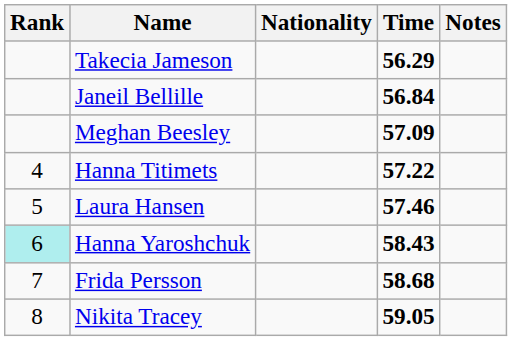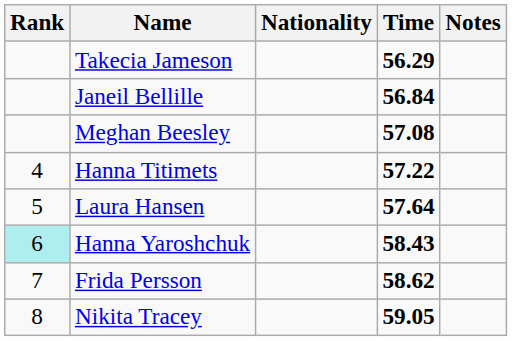(409, 133) 57.09 -> (409, 133) 57.08
(409, 206) 57.46 -> (409, 206) 57.64
(409, 280) 58.68 -> (409, 280) 58.62
